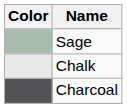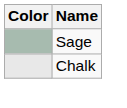- row: (87, 90)
